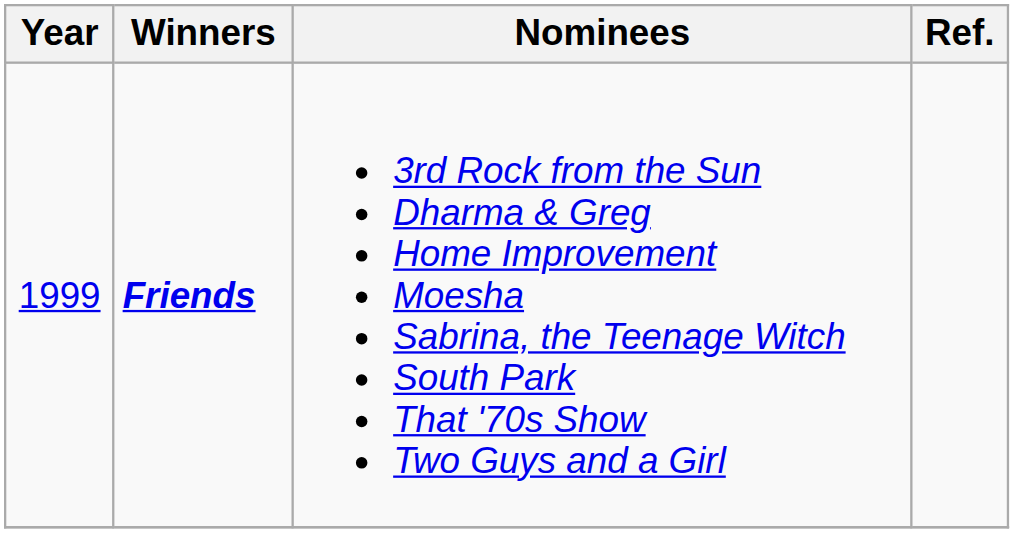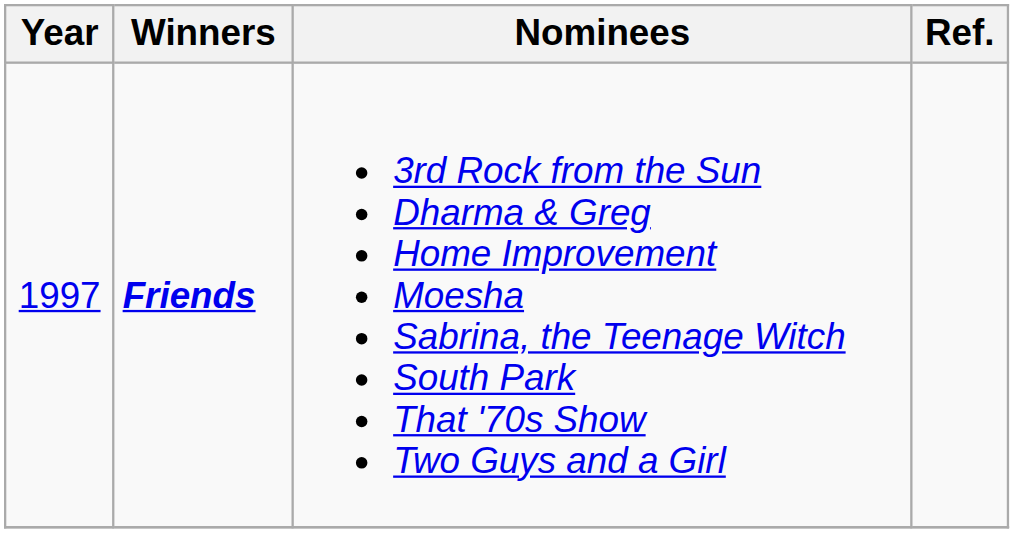(60, 294) 1999 -> (60, 294) 1997
